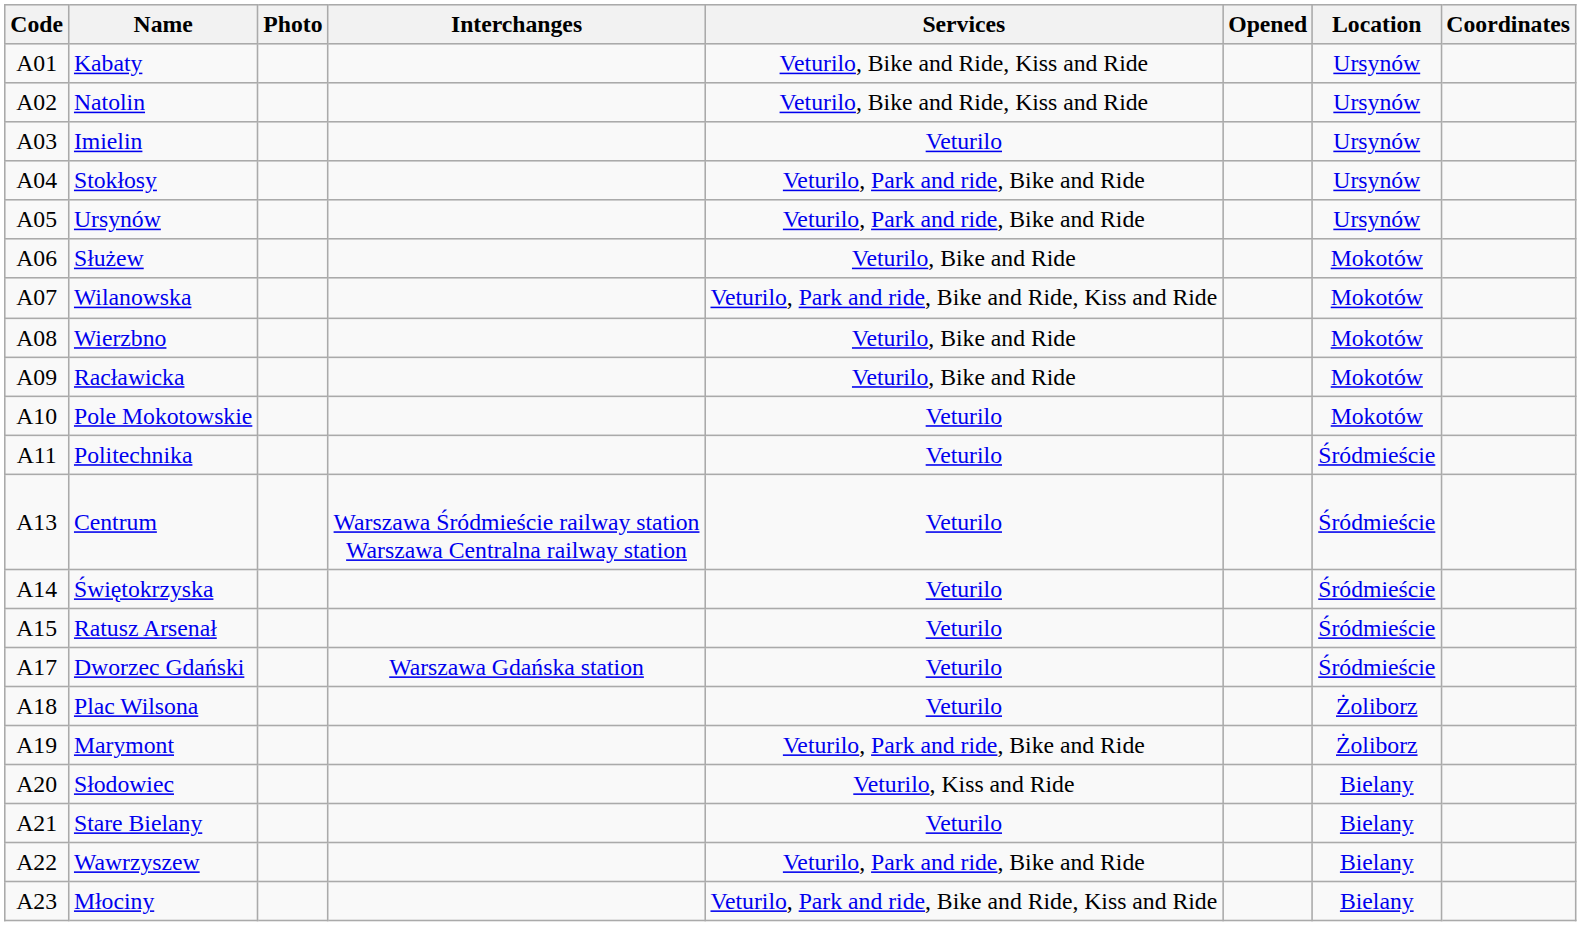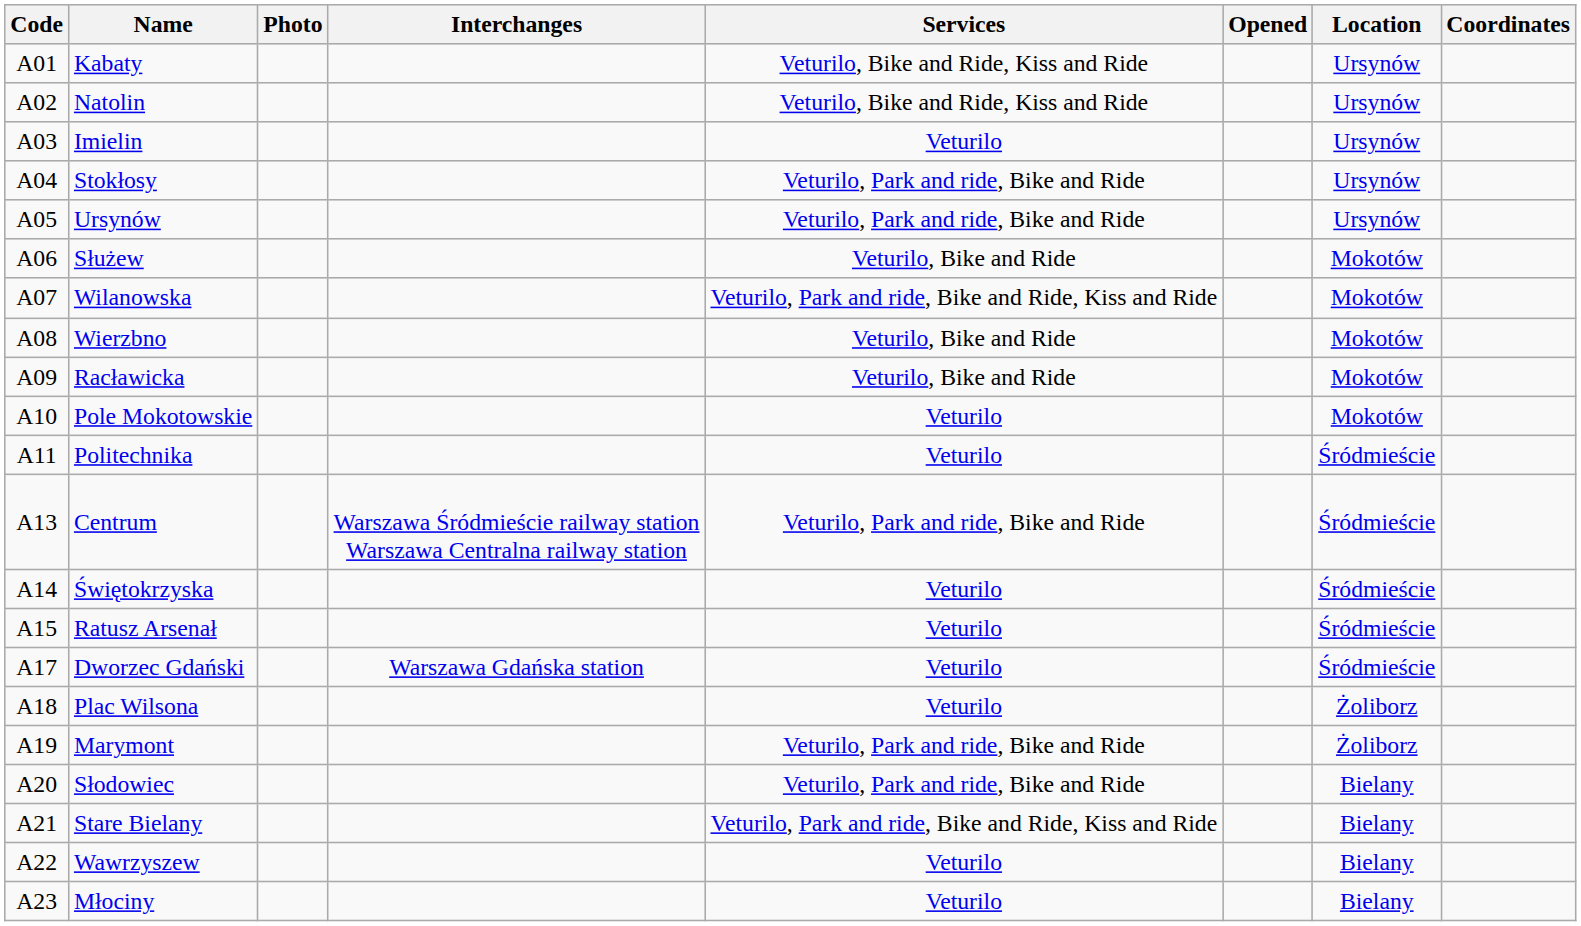(964, 521) Veturilo -> (964, 521) Veturilo, Park and ride, Bike and Ride
(964, 784) Veturilo, Kiss and Ride -> (964, 784) Veturilo, Park and ride, Bike and Ride
(964, 823) Veturilo -> (964, 823) Veturilo, Park and ride, Bike and Ride, Kiss and Ride
(964, 862) Veturilo, Park and ride, Bike and Ride -> (964, 862) Veturilo
(964, 901) Veturilo, Park and ride, Bike and Ride, Kiss and Ride -> (964, 901) Veturilo
